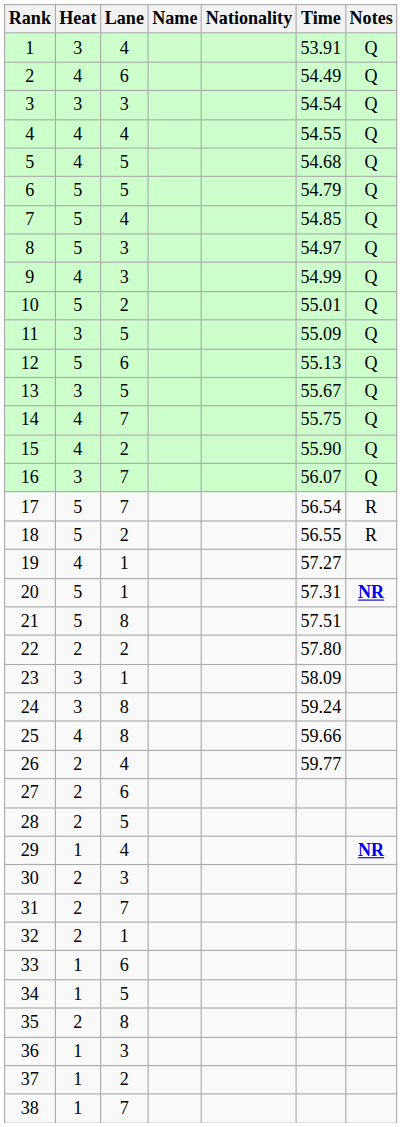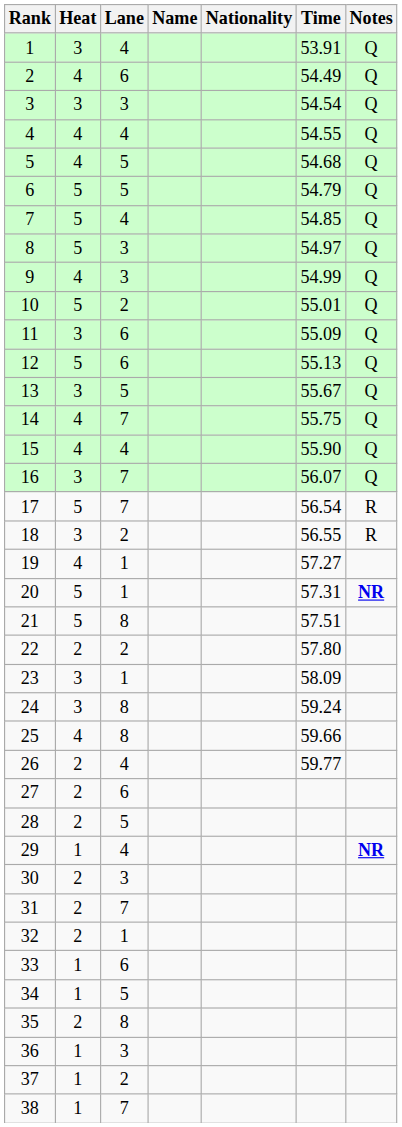(124, 334) 5 -> (124, 334) 6
(124, 448) 2 -> (124, 448) 4
(78, 534) 5 -> (78, 534) 3
